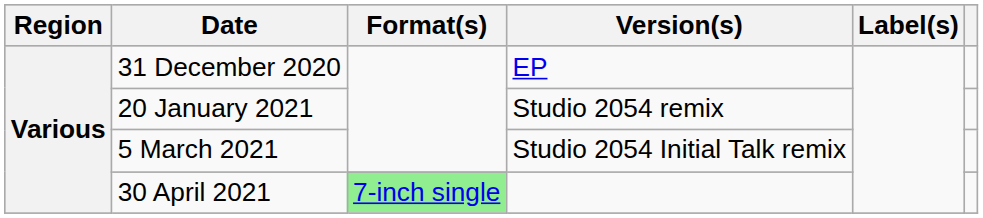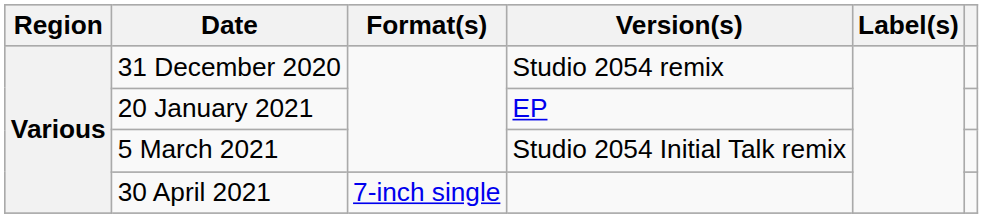(530, 66) EP -> (618, 66) Studio 2054 remix
(618, 108) Studio 2054 remix -> (530, 108) EP
(427, 191) lightgreen background -> (427, 191) no background
